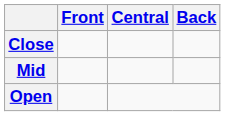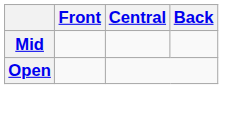- row: (31, 44)
